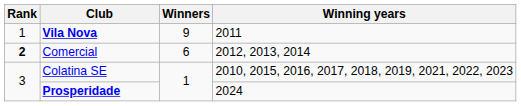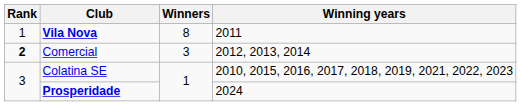(186, 33) 9 -> (186, 33) 8
(186, 52) 6 -> (186, 52) 3
